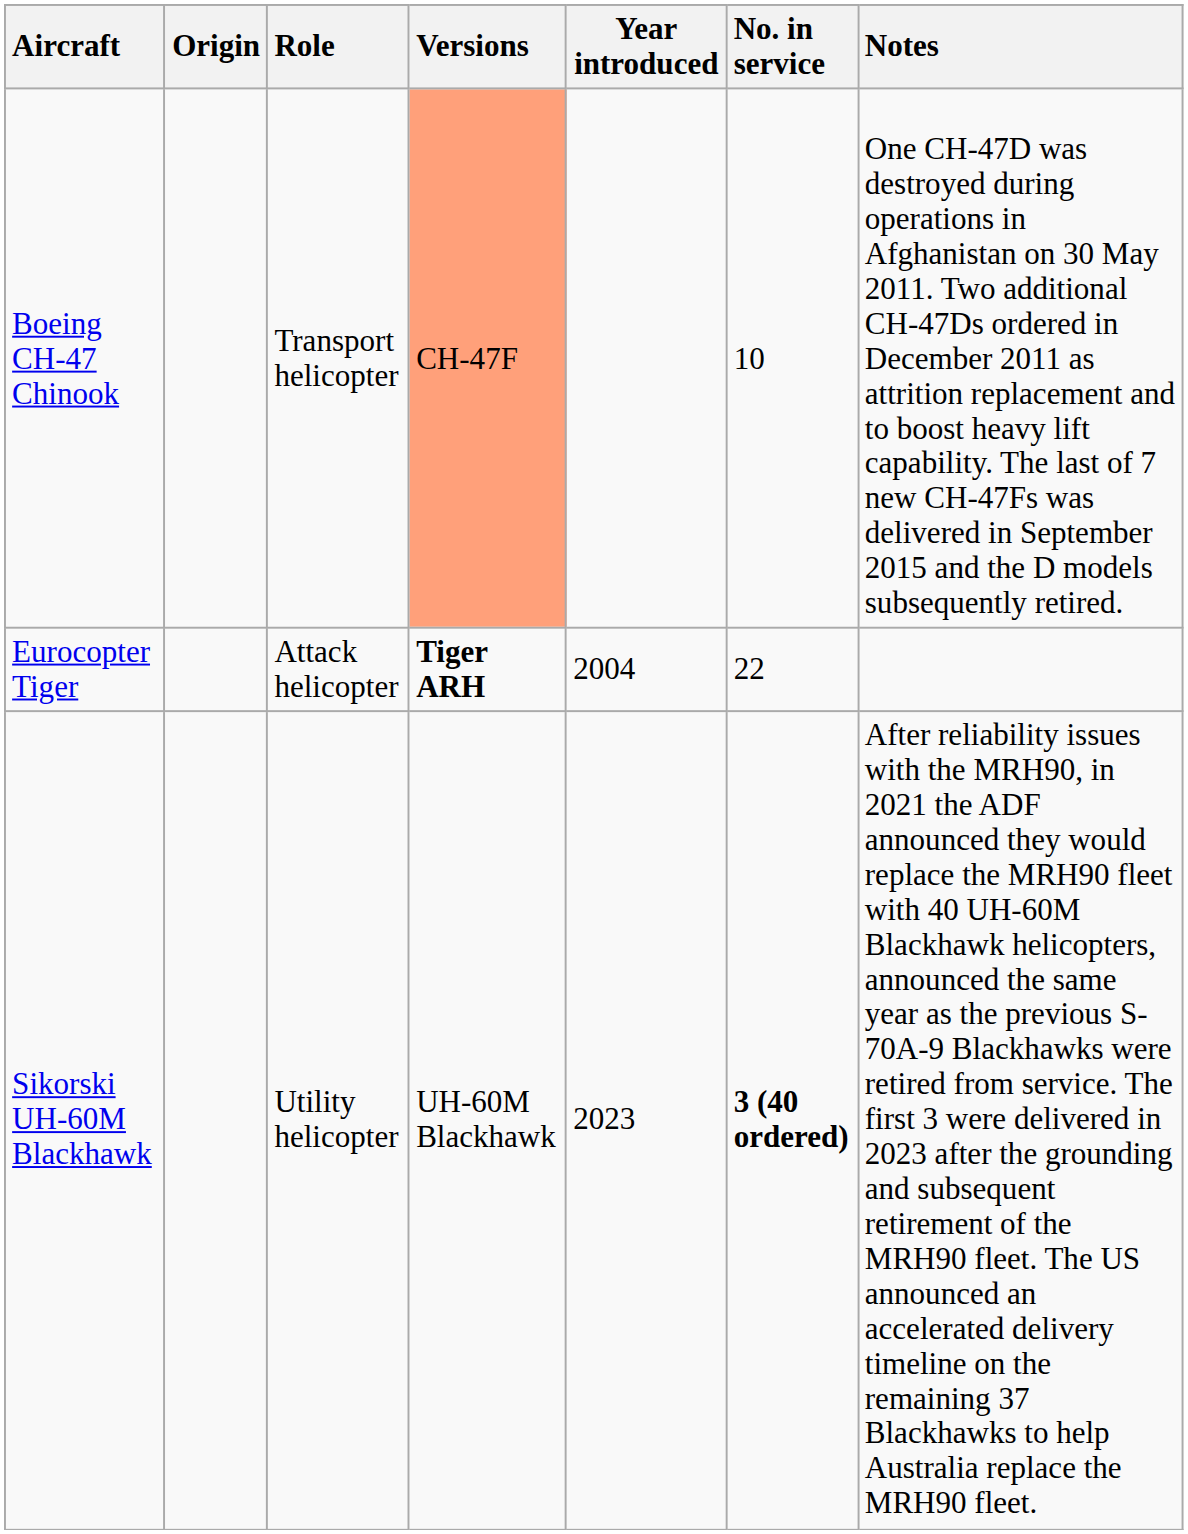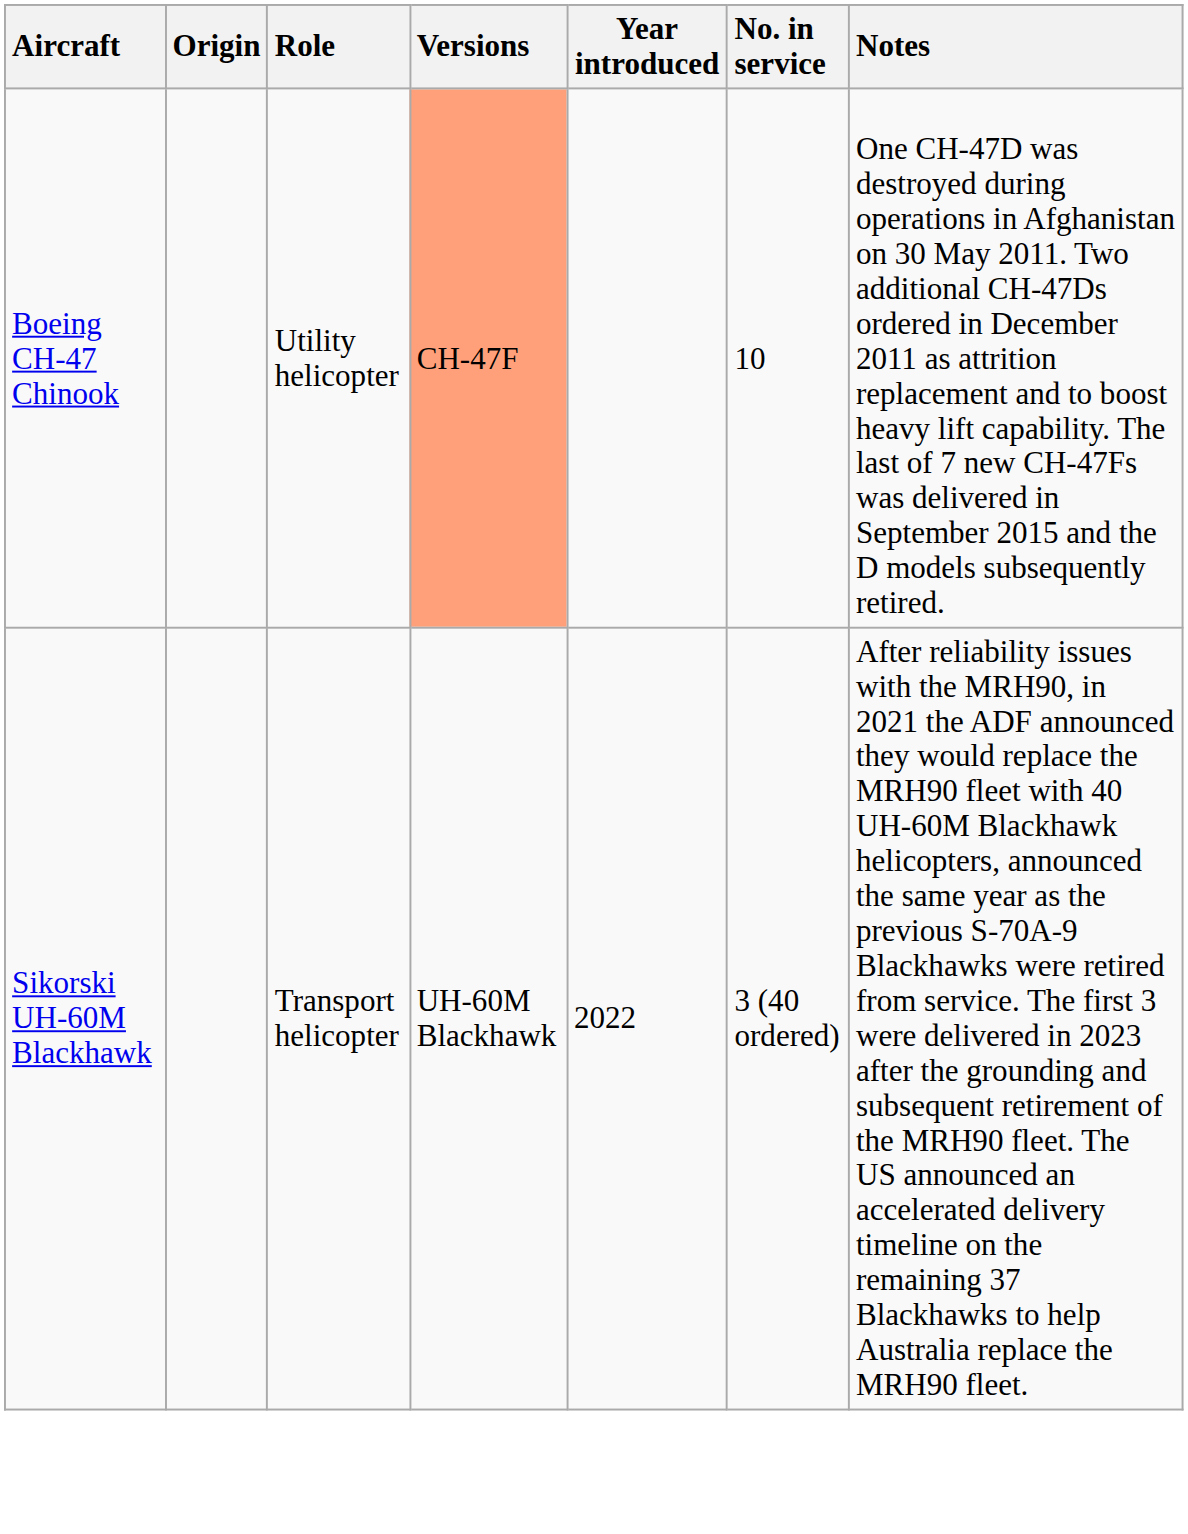(336, 357) Transport helicopter -> (337, 357) Utility helicopter
- row: (81, 668)
(336, 1119) Utility helicopter -> (337, 1018) Transport helicopter
(604, 1119) 2023 -> (605, 1018) 2022
(791, 1119) bold -> (787, 1018) normal
